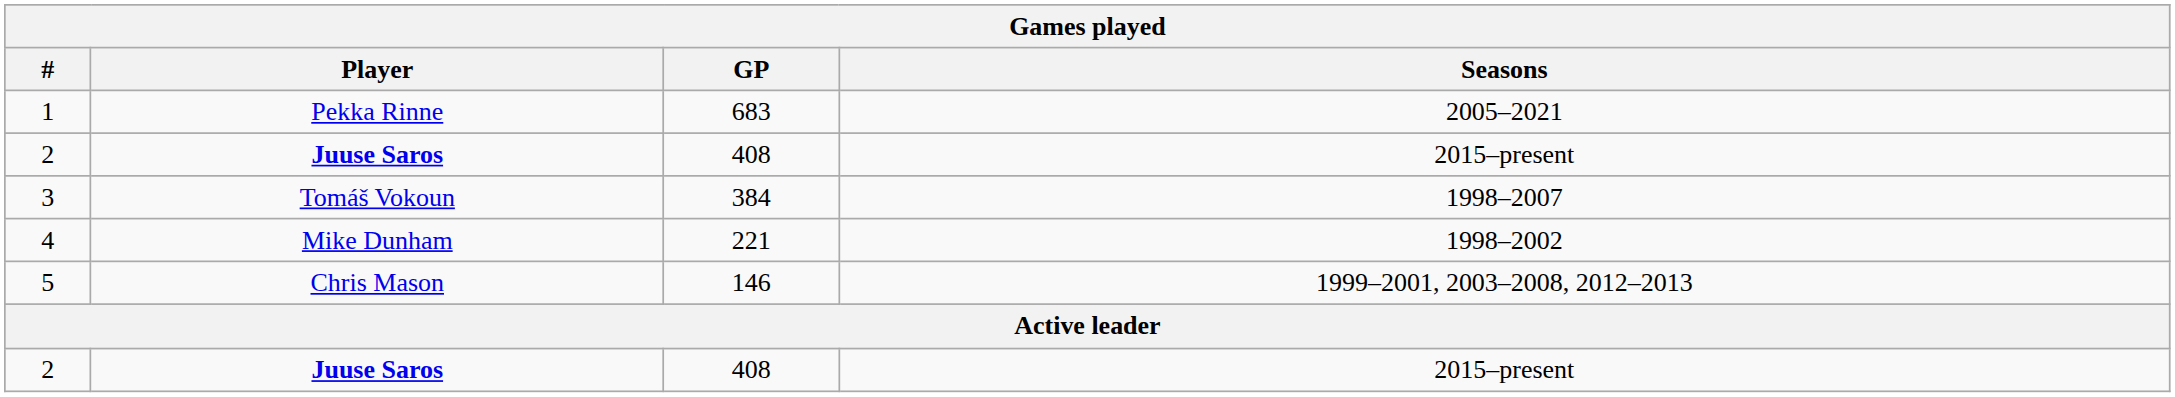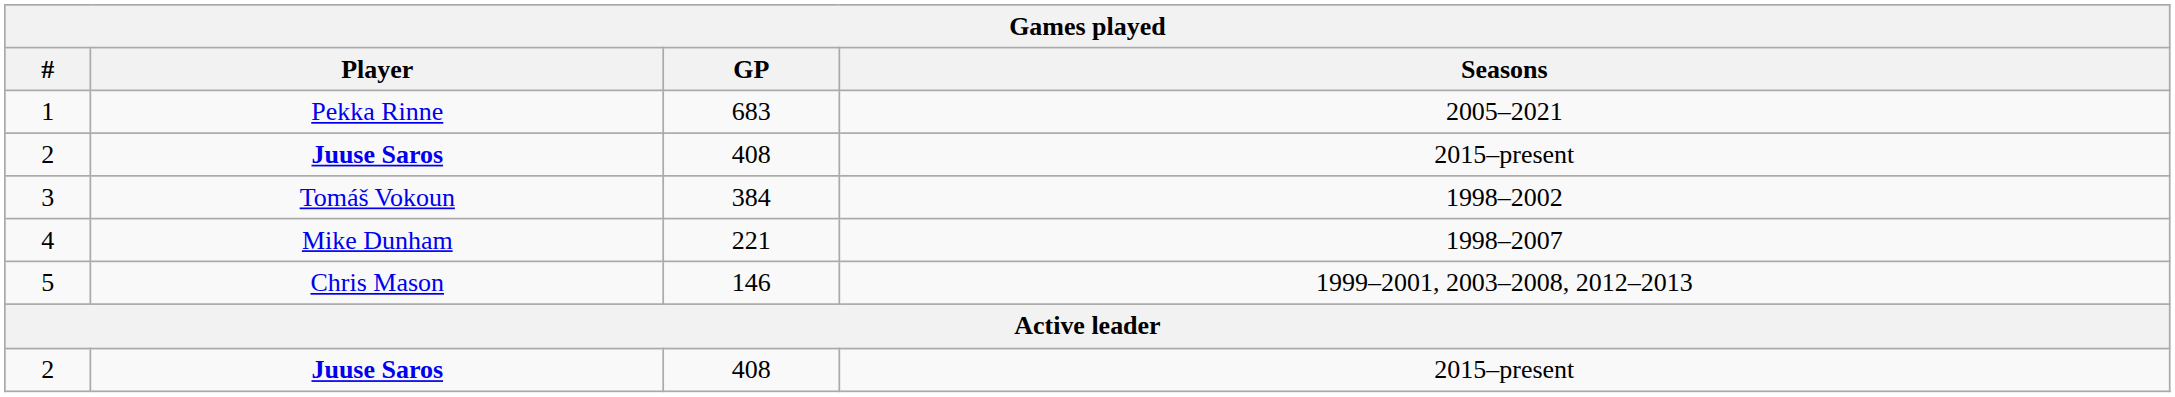(1504, 197) 1998–2007 -> (1504, 197) 1998–2002
(1504, 240) 1998–2002 -> (1504, 240) 1998–2007
